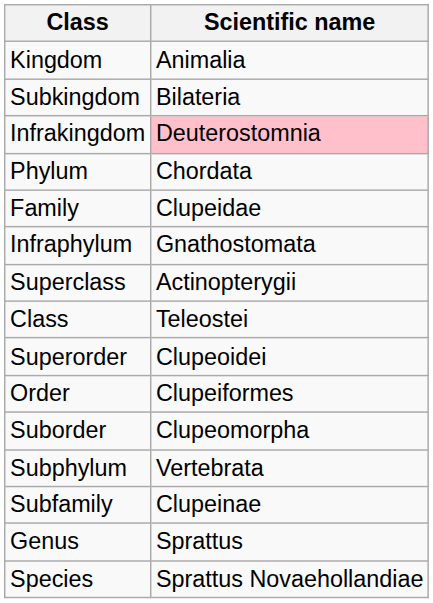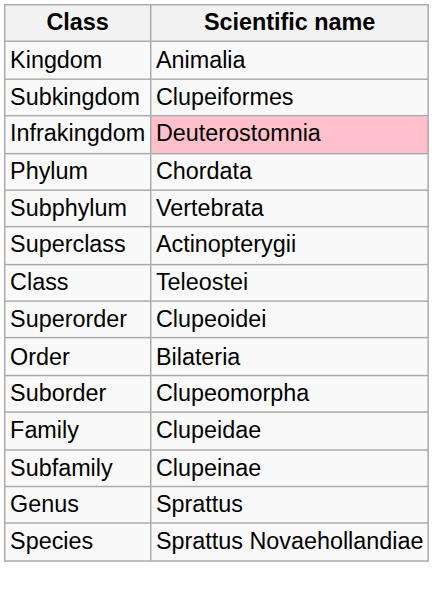(198, 97) Bilateria -> (225, 97) Clupeiformes
rows swapped: (69, 467) <-> (45, 208)
- row: (71, 245)
(225, 393) Clupeiformes -> (198, 356) Bilateria
